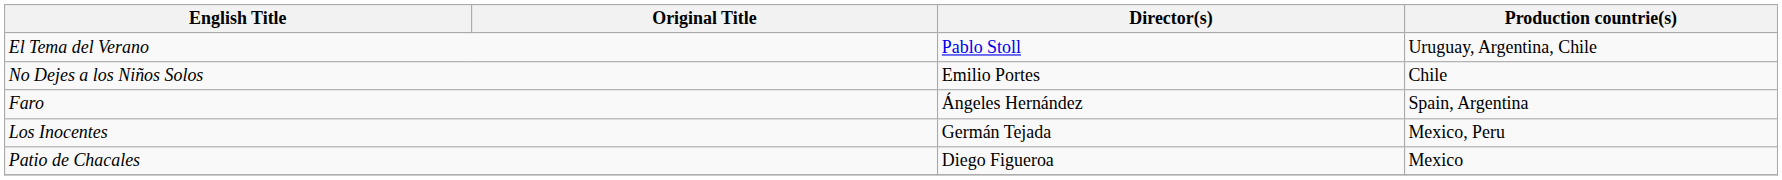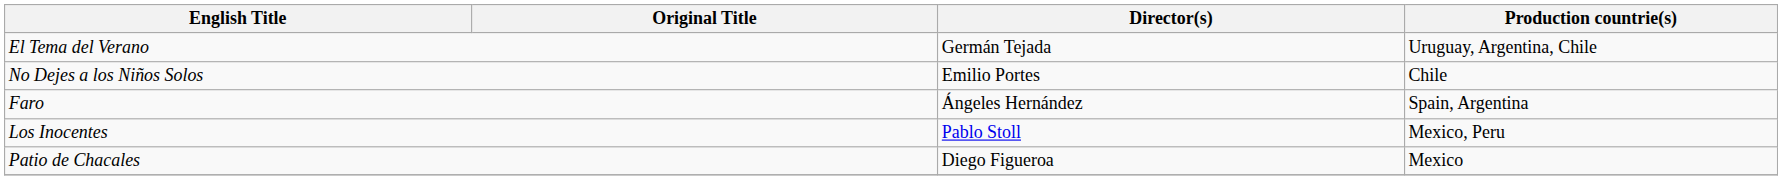(981, 47) Pablo Stoll -> (997, 47) Germán Tejada
(997, 132) Germán Tejada -> (981, 132) Pablo Stoll
